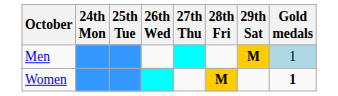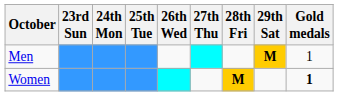+ column: (76, 25)
(293, 56) lightblue background -> (309, 56) no background
